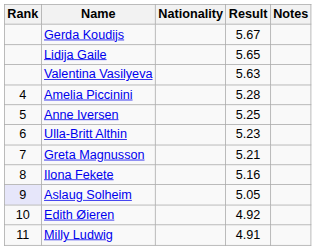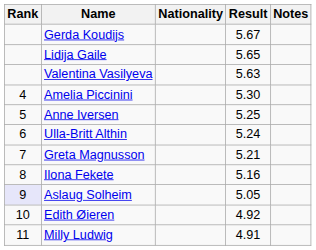(248, 94) 5.28 -> (248, 94) 5.30
(248, 134) 5.23 -> (248, 134) 5.24
